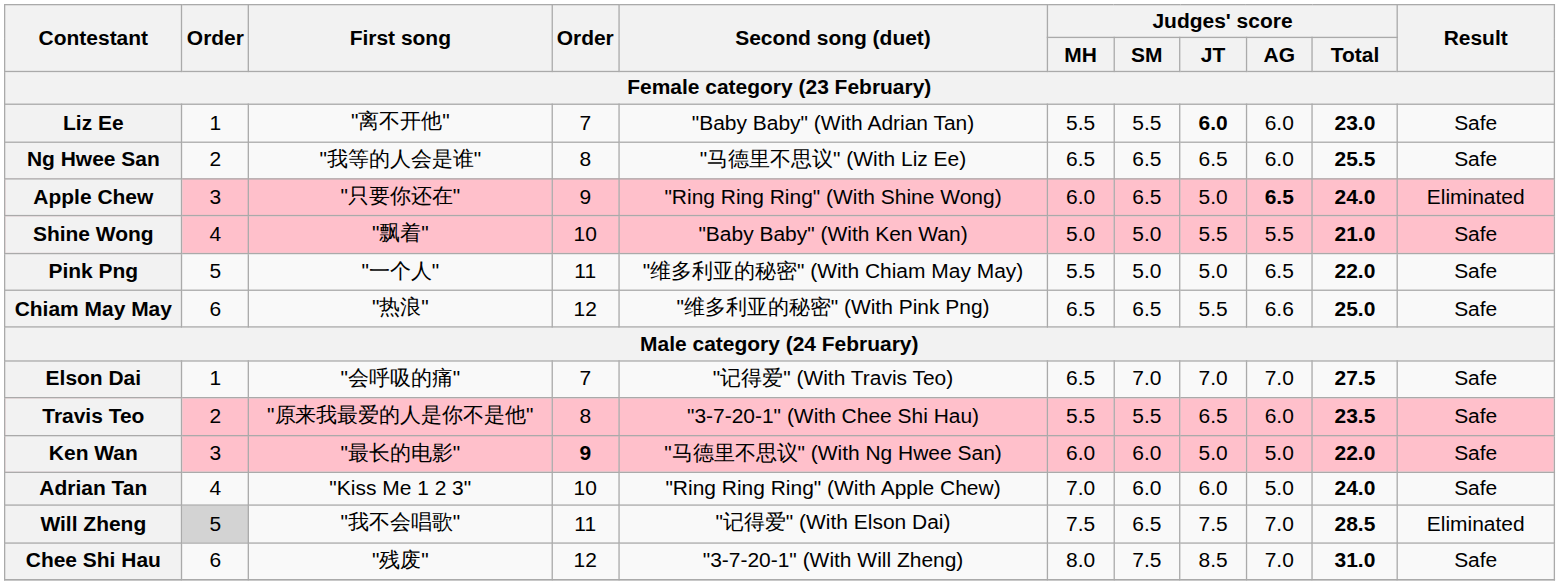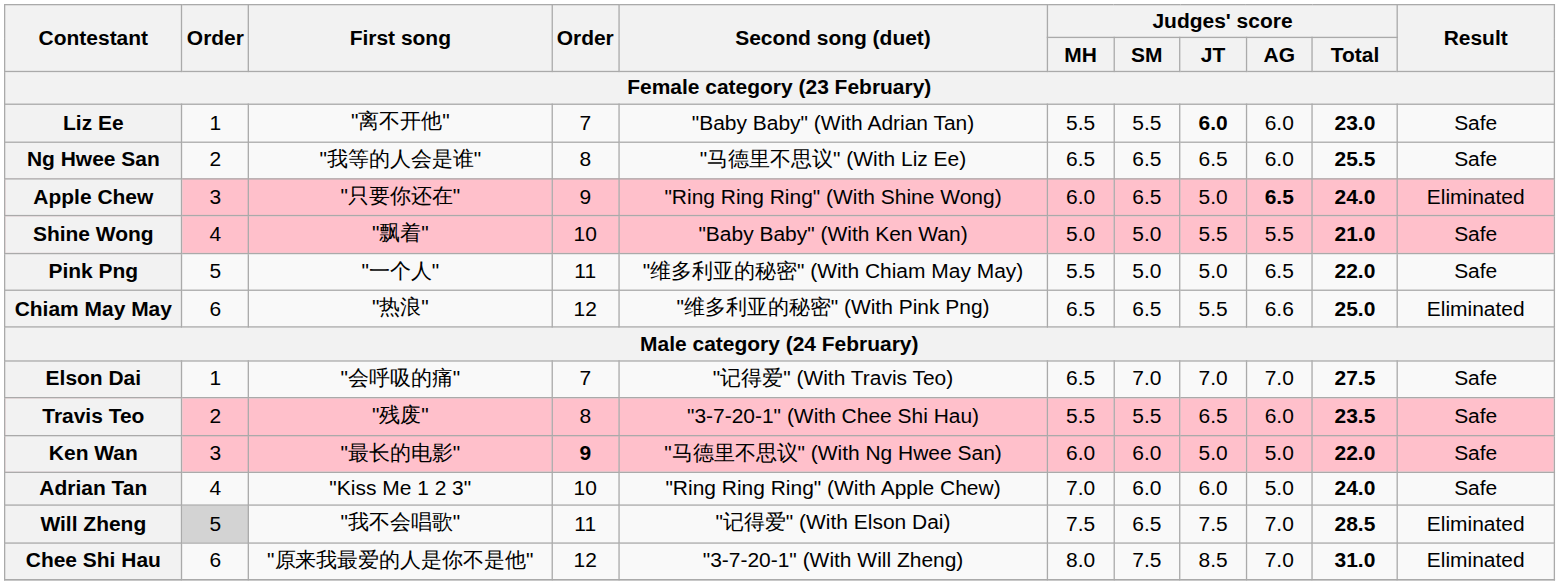(1476, 308) Safe -> (1476, 308) Eliminated
(400, 415) "原来我最爱的人是你不是他" -> (400, 415) "残废"
(400, 560) "残废" -> (400, 560) "原来我最爱的人是你不是他"
(1476, 561) Safe -> (1476, 561) Eliminated
